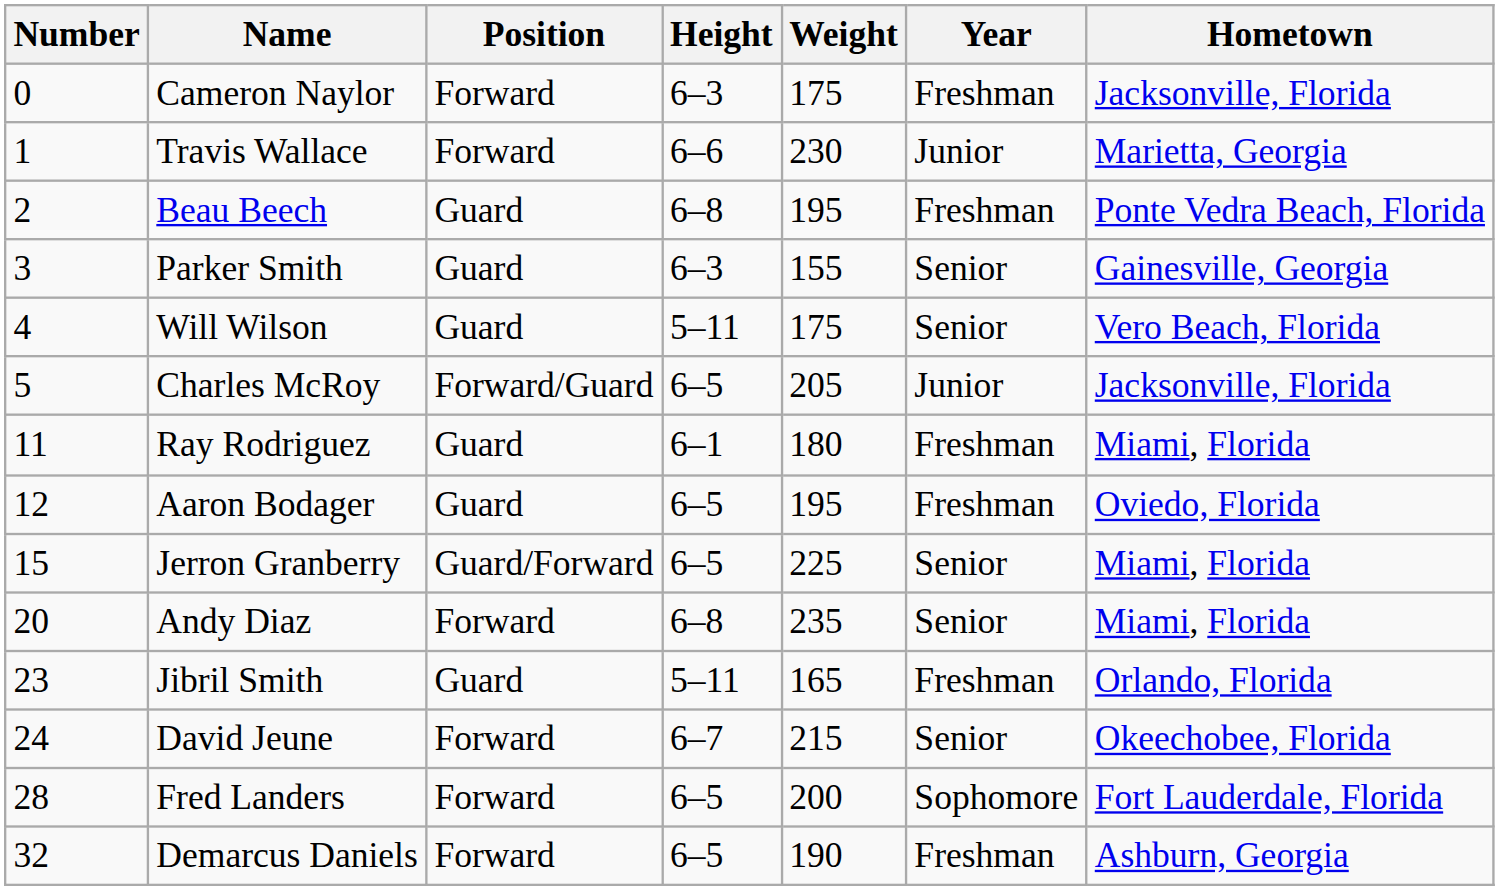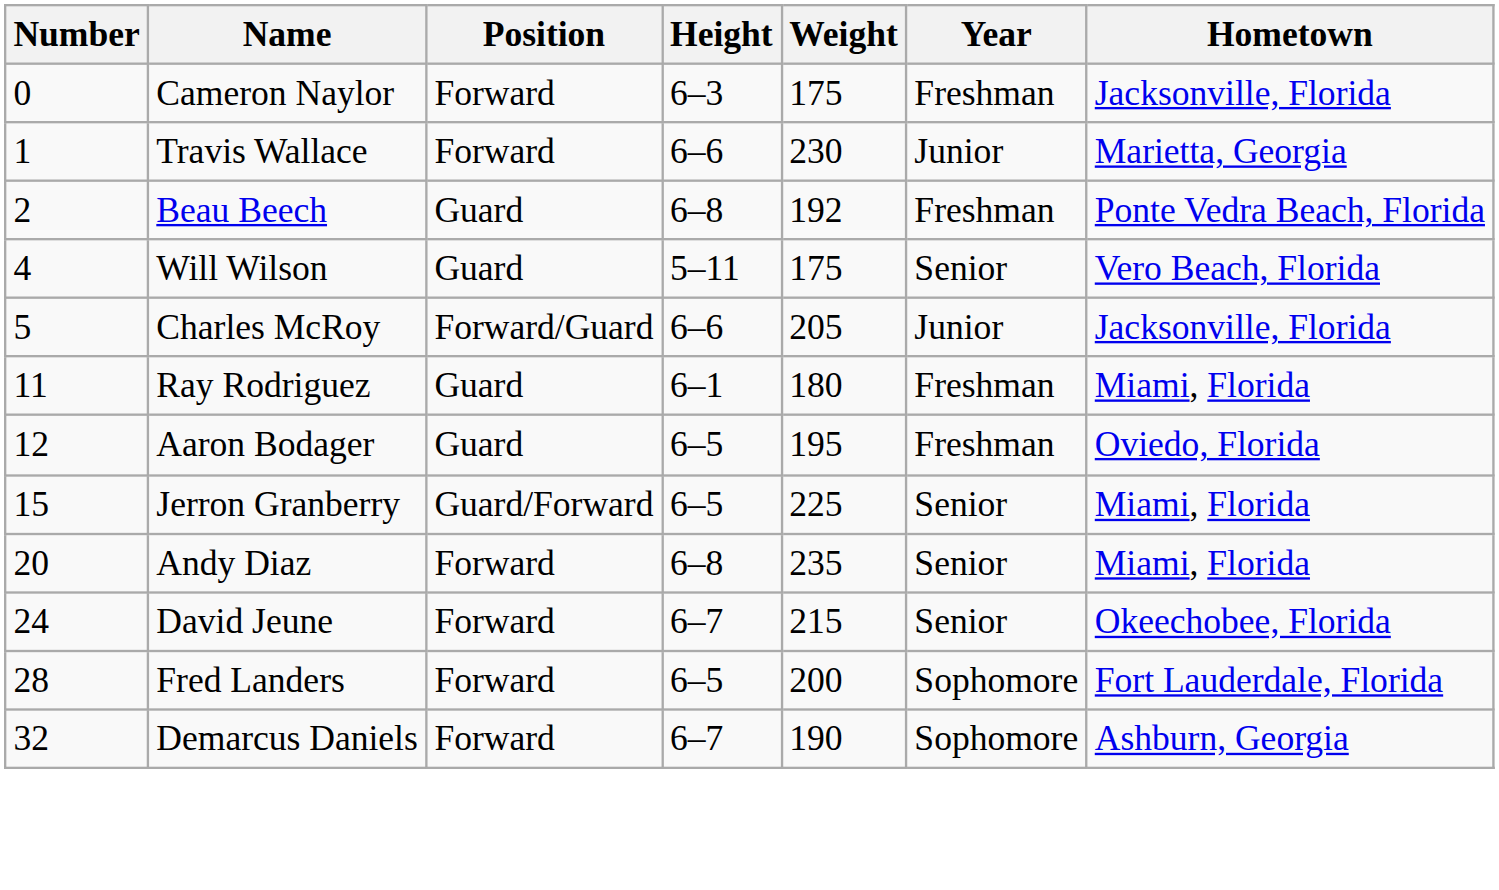(816, 209) 195 -> (816, 209) 192
- row: (250, 268)
(697, 385) 6–5 -> (697, 327) 6–6
- row: (240, 679)
(697, 855) 6–5 -> (697, 737) 6–7
(984, 855) Freshman -> (996, 737) Sophomore
